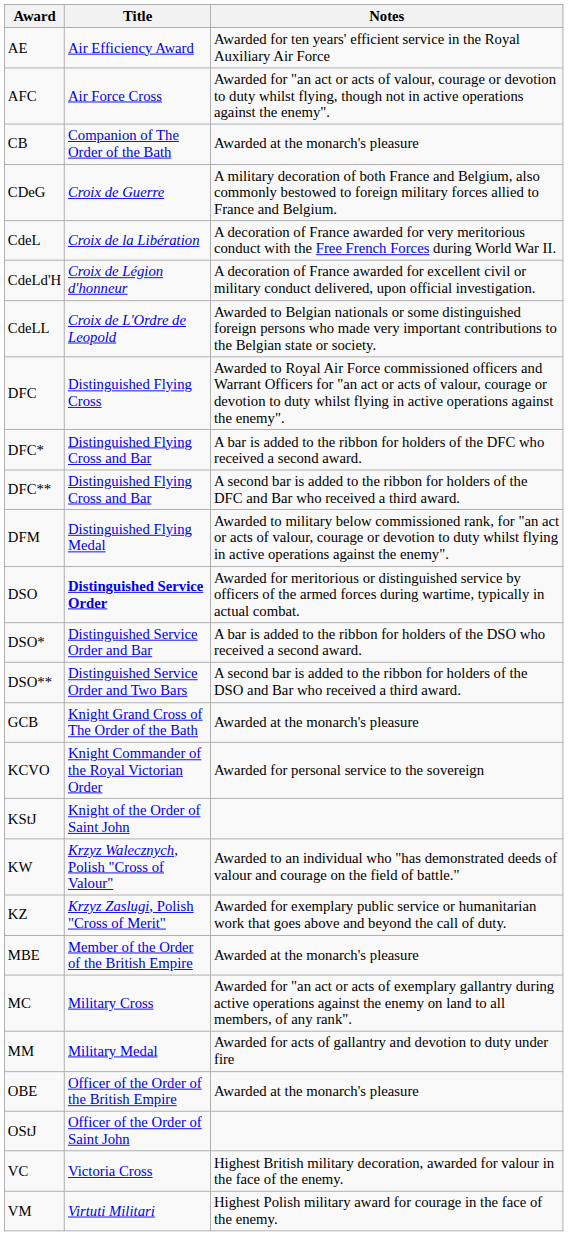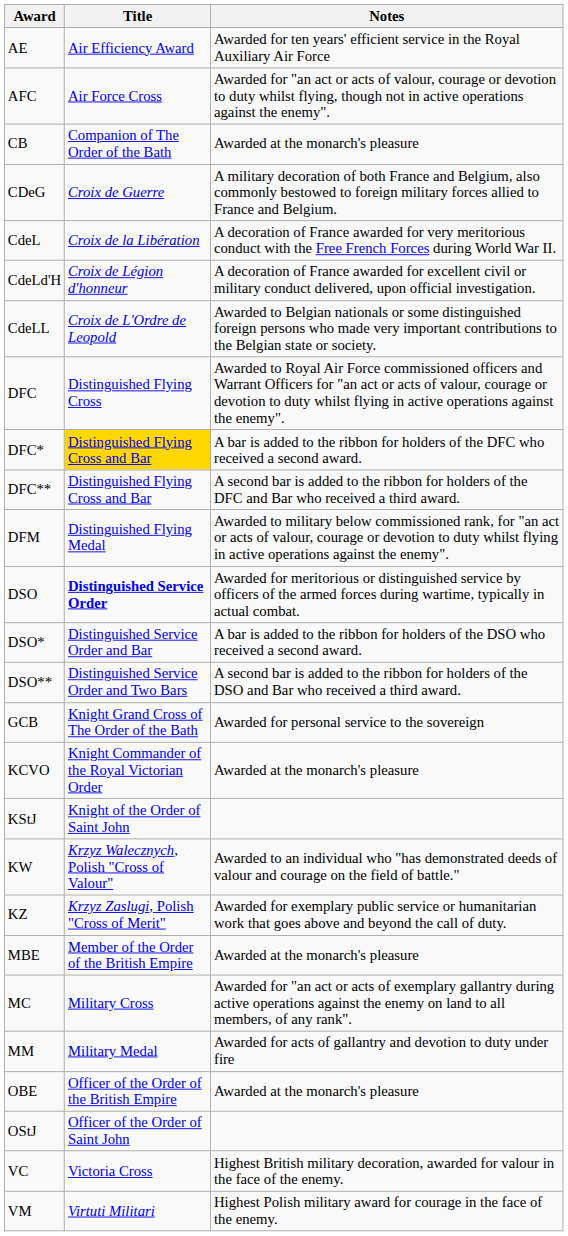(130, 449) no background -> (130, 449) gold background
(316, 722) Awarded at the monarch's pleasure -> (349, 722) Awarded for personal service to the sovereign
(349, 770) Awarded for personal service to the sovereign -> (316, 770) Awarded at the monarch's pleasure
